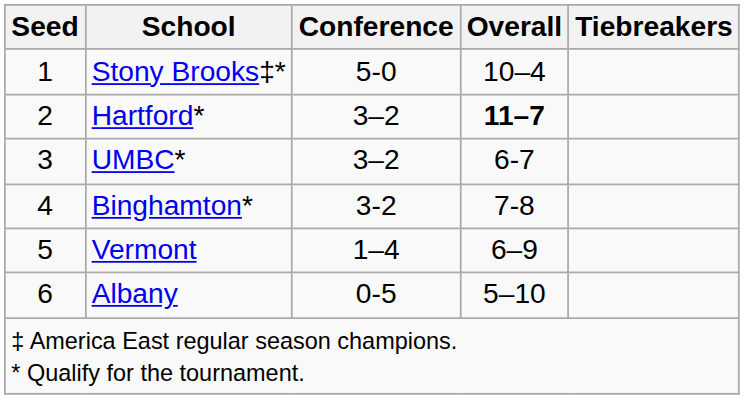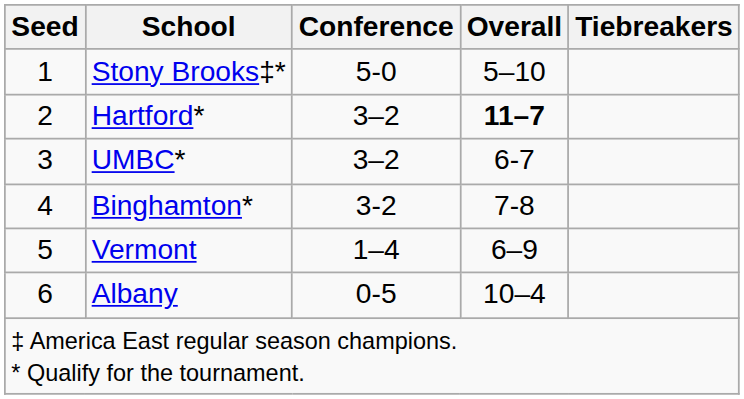(514, 71) 10–4 -> (514, 71) 5–10
(514, 294) 5–10 -> (514, 294) 10–4
